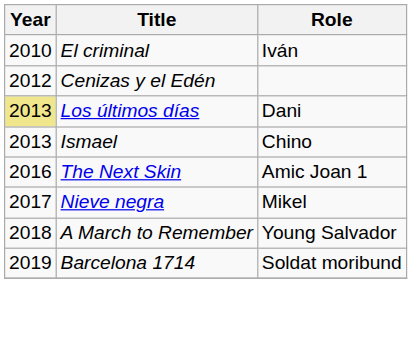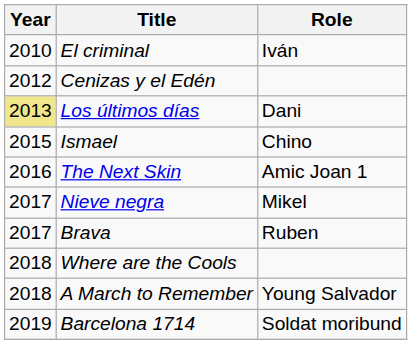(30, 141) 2013 -> (30, 141) 2015
+ row: (86, 232)
+ row: (149, 263)
